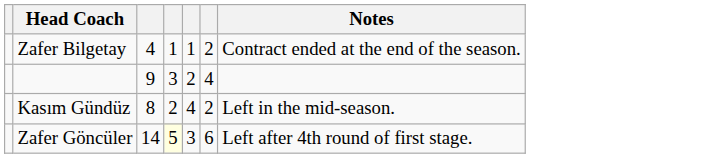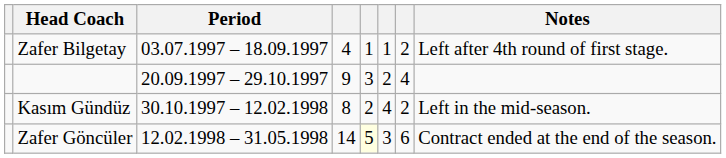+ column: (235, 19)
(372, 49) Contract ended at the end of the season. -> (543, 49) Left after 4th round of first stage.
(347, 138) Left after 4th round of first stage. -> (567, 138) Contract ended at the end of the season.
